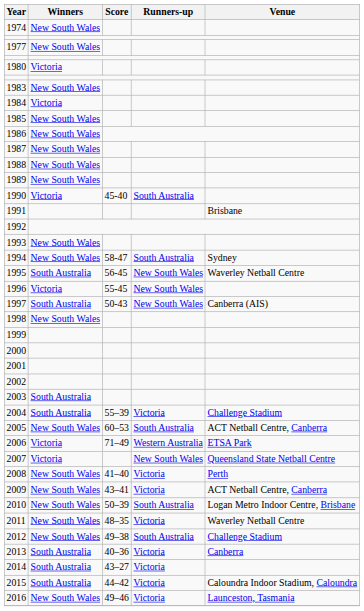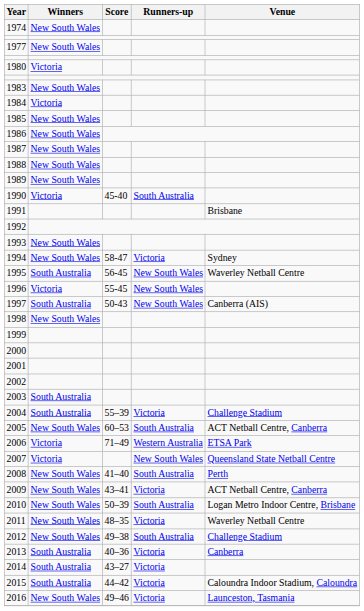(164, 257) South Australia -> (149, 257) Victoria
(149, 474) Victoria -> (164, 474) South Australia
